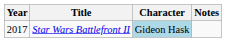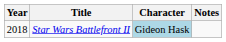(17, 29) 2017 -> (17, 29) 2018
